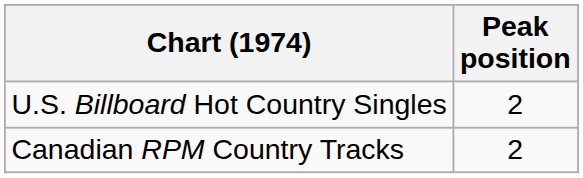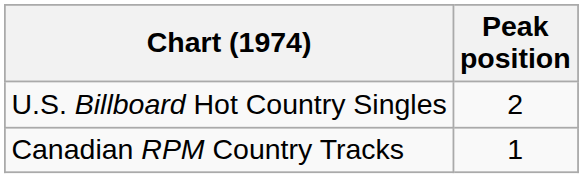(515, 149) 2 -> (515, 149) 1
